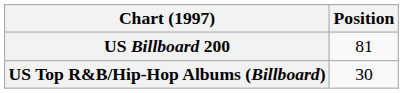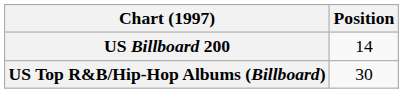(364, 46) 81 -> (364, 46) 14
